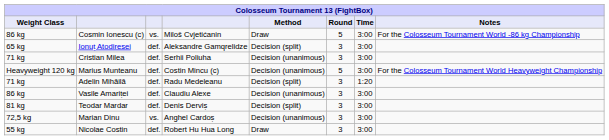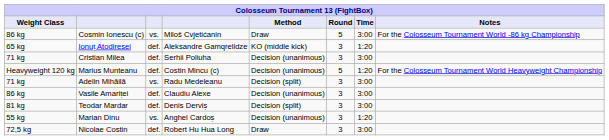(276, 46) Decision (split) -> (279, 46) KO (middle kick)
(365, 46) 3:00 -> (365, 46) 1:20
(365, 70) 3:00 -> (365, 70) 1:20
(154, 82) def. -> (154, 82) vs.
(365, 82) 1:20 -> (365, 82) 3:00
(19, 117) 72,5 kg -> (16, 117) 55 kg
(365, 117) 3:00 -> (365, 117) 1:20
(16, 129) 55 kg -> (19, 129) 72,5 kg
